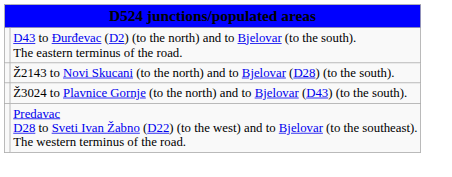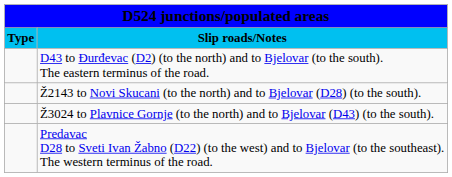+ row: (242, 38)
